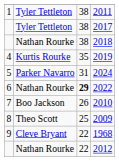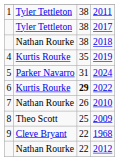(45, 88) Nathan Rourke -> (43, 88) Kurtis Rourke
(40, 103) Boo Jackson -> (45, 103) Nathan Rourke
